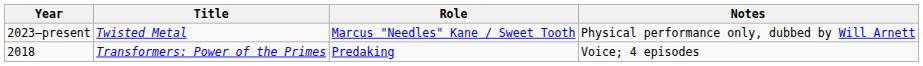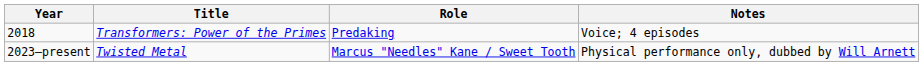rows swapped: (21, 52) <-> (49, 33)
